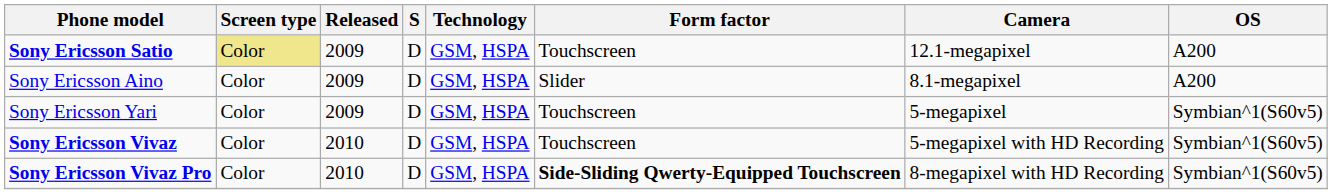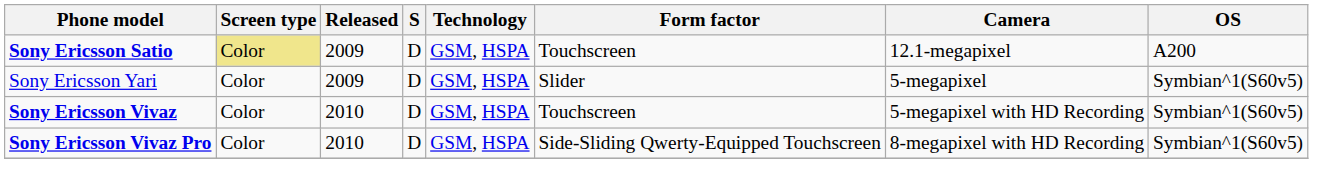- row: (86, 81)
(587, 111) Touchscreen -> (562, 81) Slider
(720, 173) bold -> (710, 142) normal
